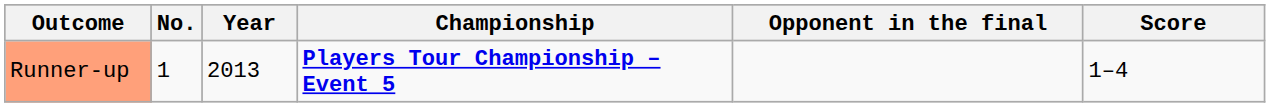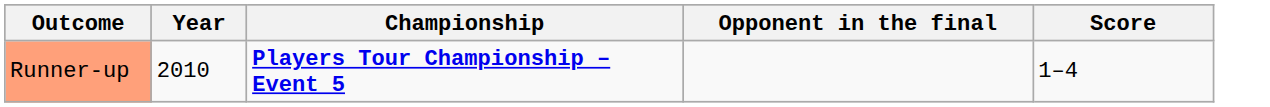- column: (177, 23)
(233, 72) 2013 -> (183, 72) 2010
